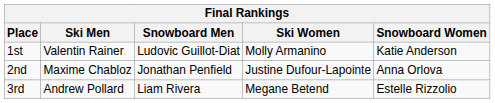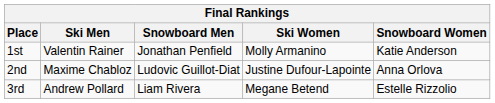(188, 51) Ludovic Guillot-Diat -> (185, 51) Jonathan Penfield
(185, 70) Jonathan Penfield -> (188, 70) Ludovic Guillot-Diat
